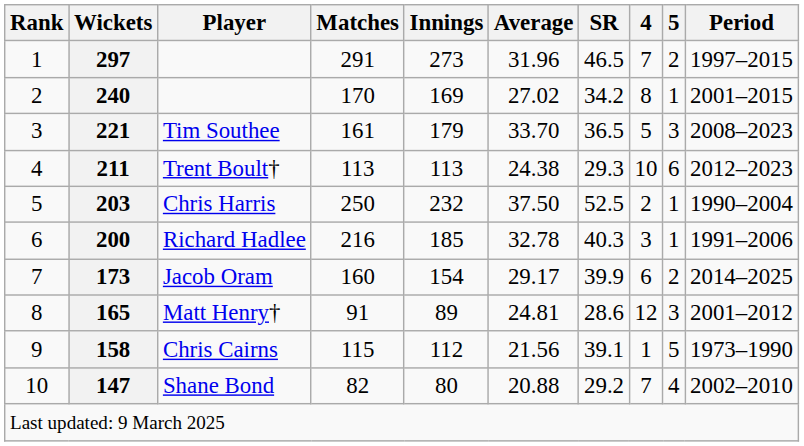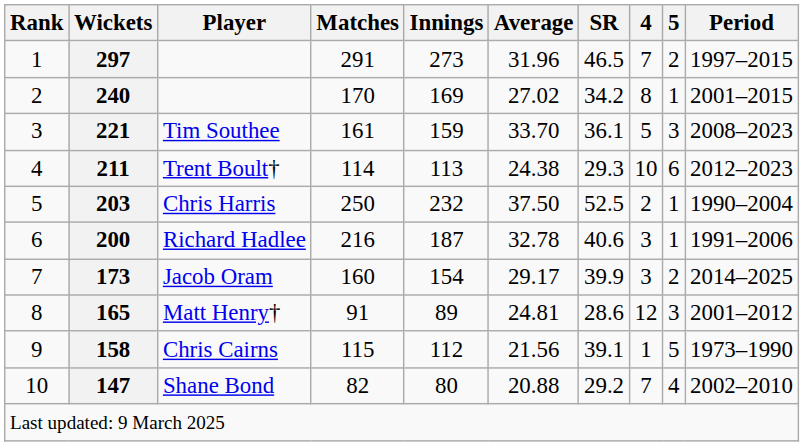(446, 131) 179 -> (446, 131) 159
(604, 131) 36.5 -> (604, 131) 36.1
(358, 167) 113 -> (358, 167) 114
(446, 240) 185 -> (446, 240) 187
(604, 240) 40.3 -> (604, 240) 40.6
(646, 276) 6 -> (646, 276) 3
